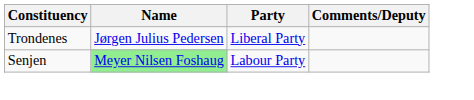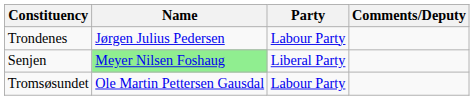(268, 38) Liberal Party -> (308, 38) Labour Party
(268, 60) Labour Party -> (308, 60) Liberal Party
+ row: (48, 83)
